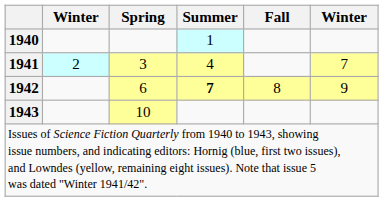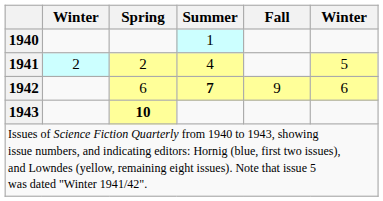(143, 64) 3 -> (143, 64) 2
(344, 64) 7 -> (344, 64) 5
(277, 88) 8 -> (277, 88) 9
(344, 88) 9 -> (344, 88) 6
(143, 111) normal -> (143, 111) bold
